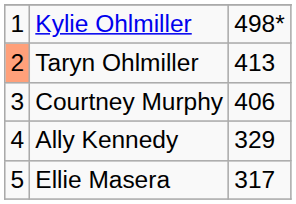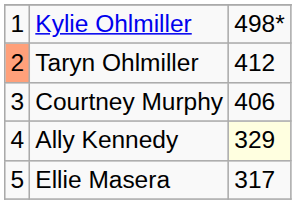(255, 62) 413 -> (255, 62) 412
(255, 140) no background -> (255, 140) lightyellow background
